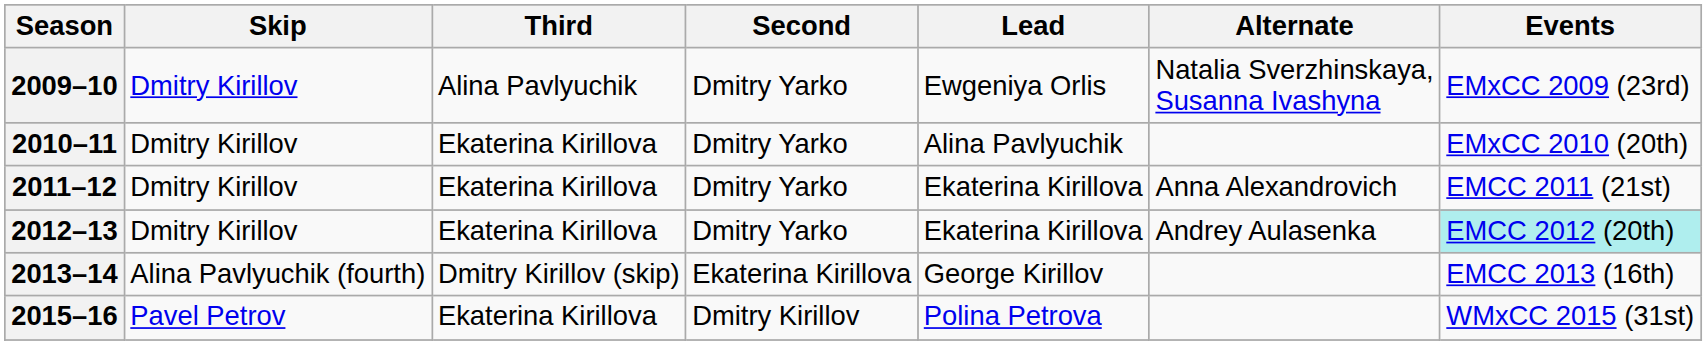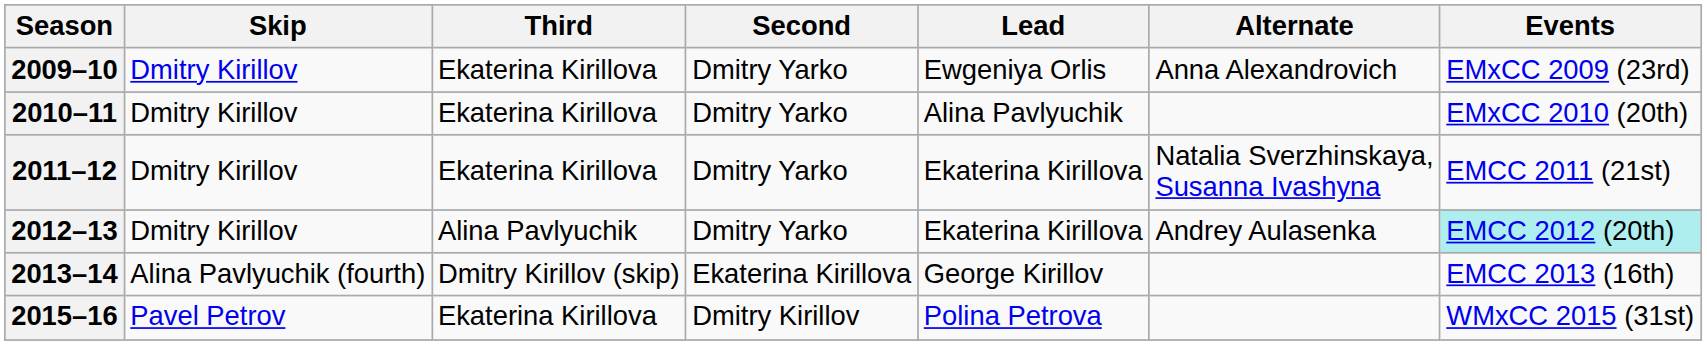(538, 84) Alina Pavlyuchik -> (547, 69) Ekaterina Kirillova
(1295, 84) Natalia Sverzhinskaya, Susanna Ivashyna -> (1276, 69) Anna Alexandrovich
(1276, 187) Anna Alexandrovich -> (1295, 171) Natalia Sverzhinskaya, Susanna Ivashyna
(547, 230) Ekaterina Kirillova -> (538, 230) Alina Pavlyuchik
